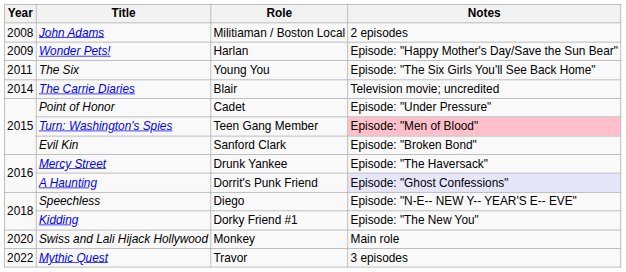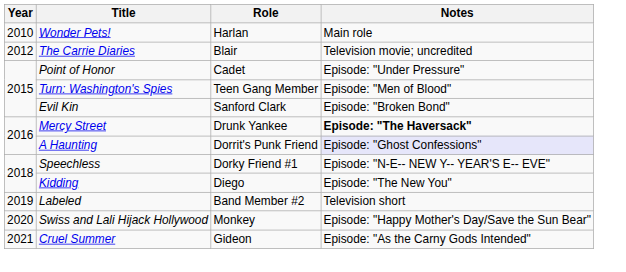- row: (72, 32)
(20, 51) 2009 -> (20, 32) 2010
(484, 51) Episode: "Happy Mother's Day/Save the Sun Bear" -> (348, 32) Main role
- row: (59, 70)
(20, 88) 2014 -> (20, 51) 2012
(414, 126) pink background -> (387, 88) no background
(419, 164) normal -> (398, 126) bold
(229, 201) Diego -> (256, 164) Dorky Friend #1
(256, 220) Dorky Friend #1 -> (229, 182) Diego
+ row: (60, 201)
(375, 239) Main role -> (457, 220) Episode: "Happy Mother's Day/Save the Sun Bear"
+ row: (77, 239)
- row: (73, 257)
